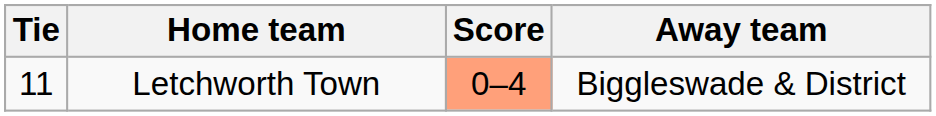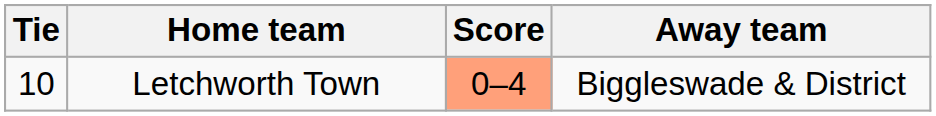(36, 83) 11 -> (36, 83) 10
